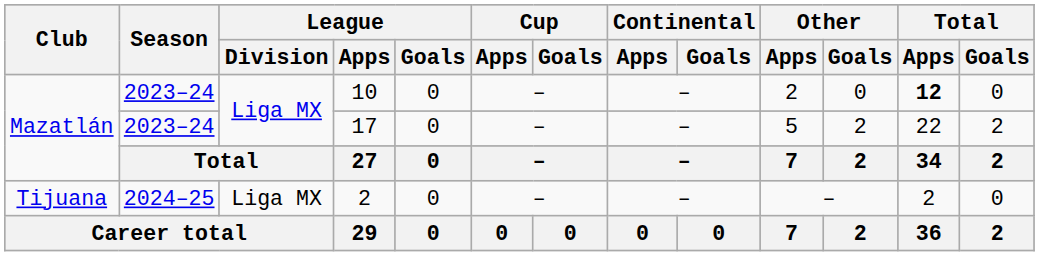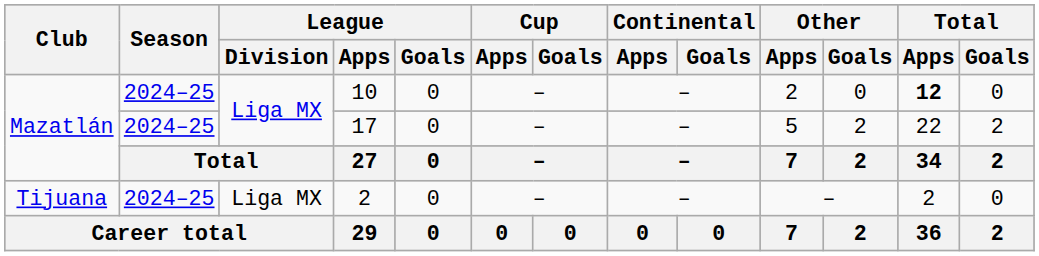(169, 93) 2023–24 -> (169, 93) 2024–25
(169, 128) 2023–24 -> (169, 128) 2024–25
